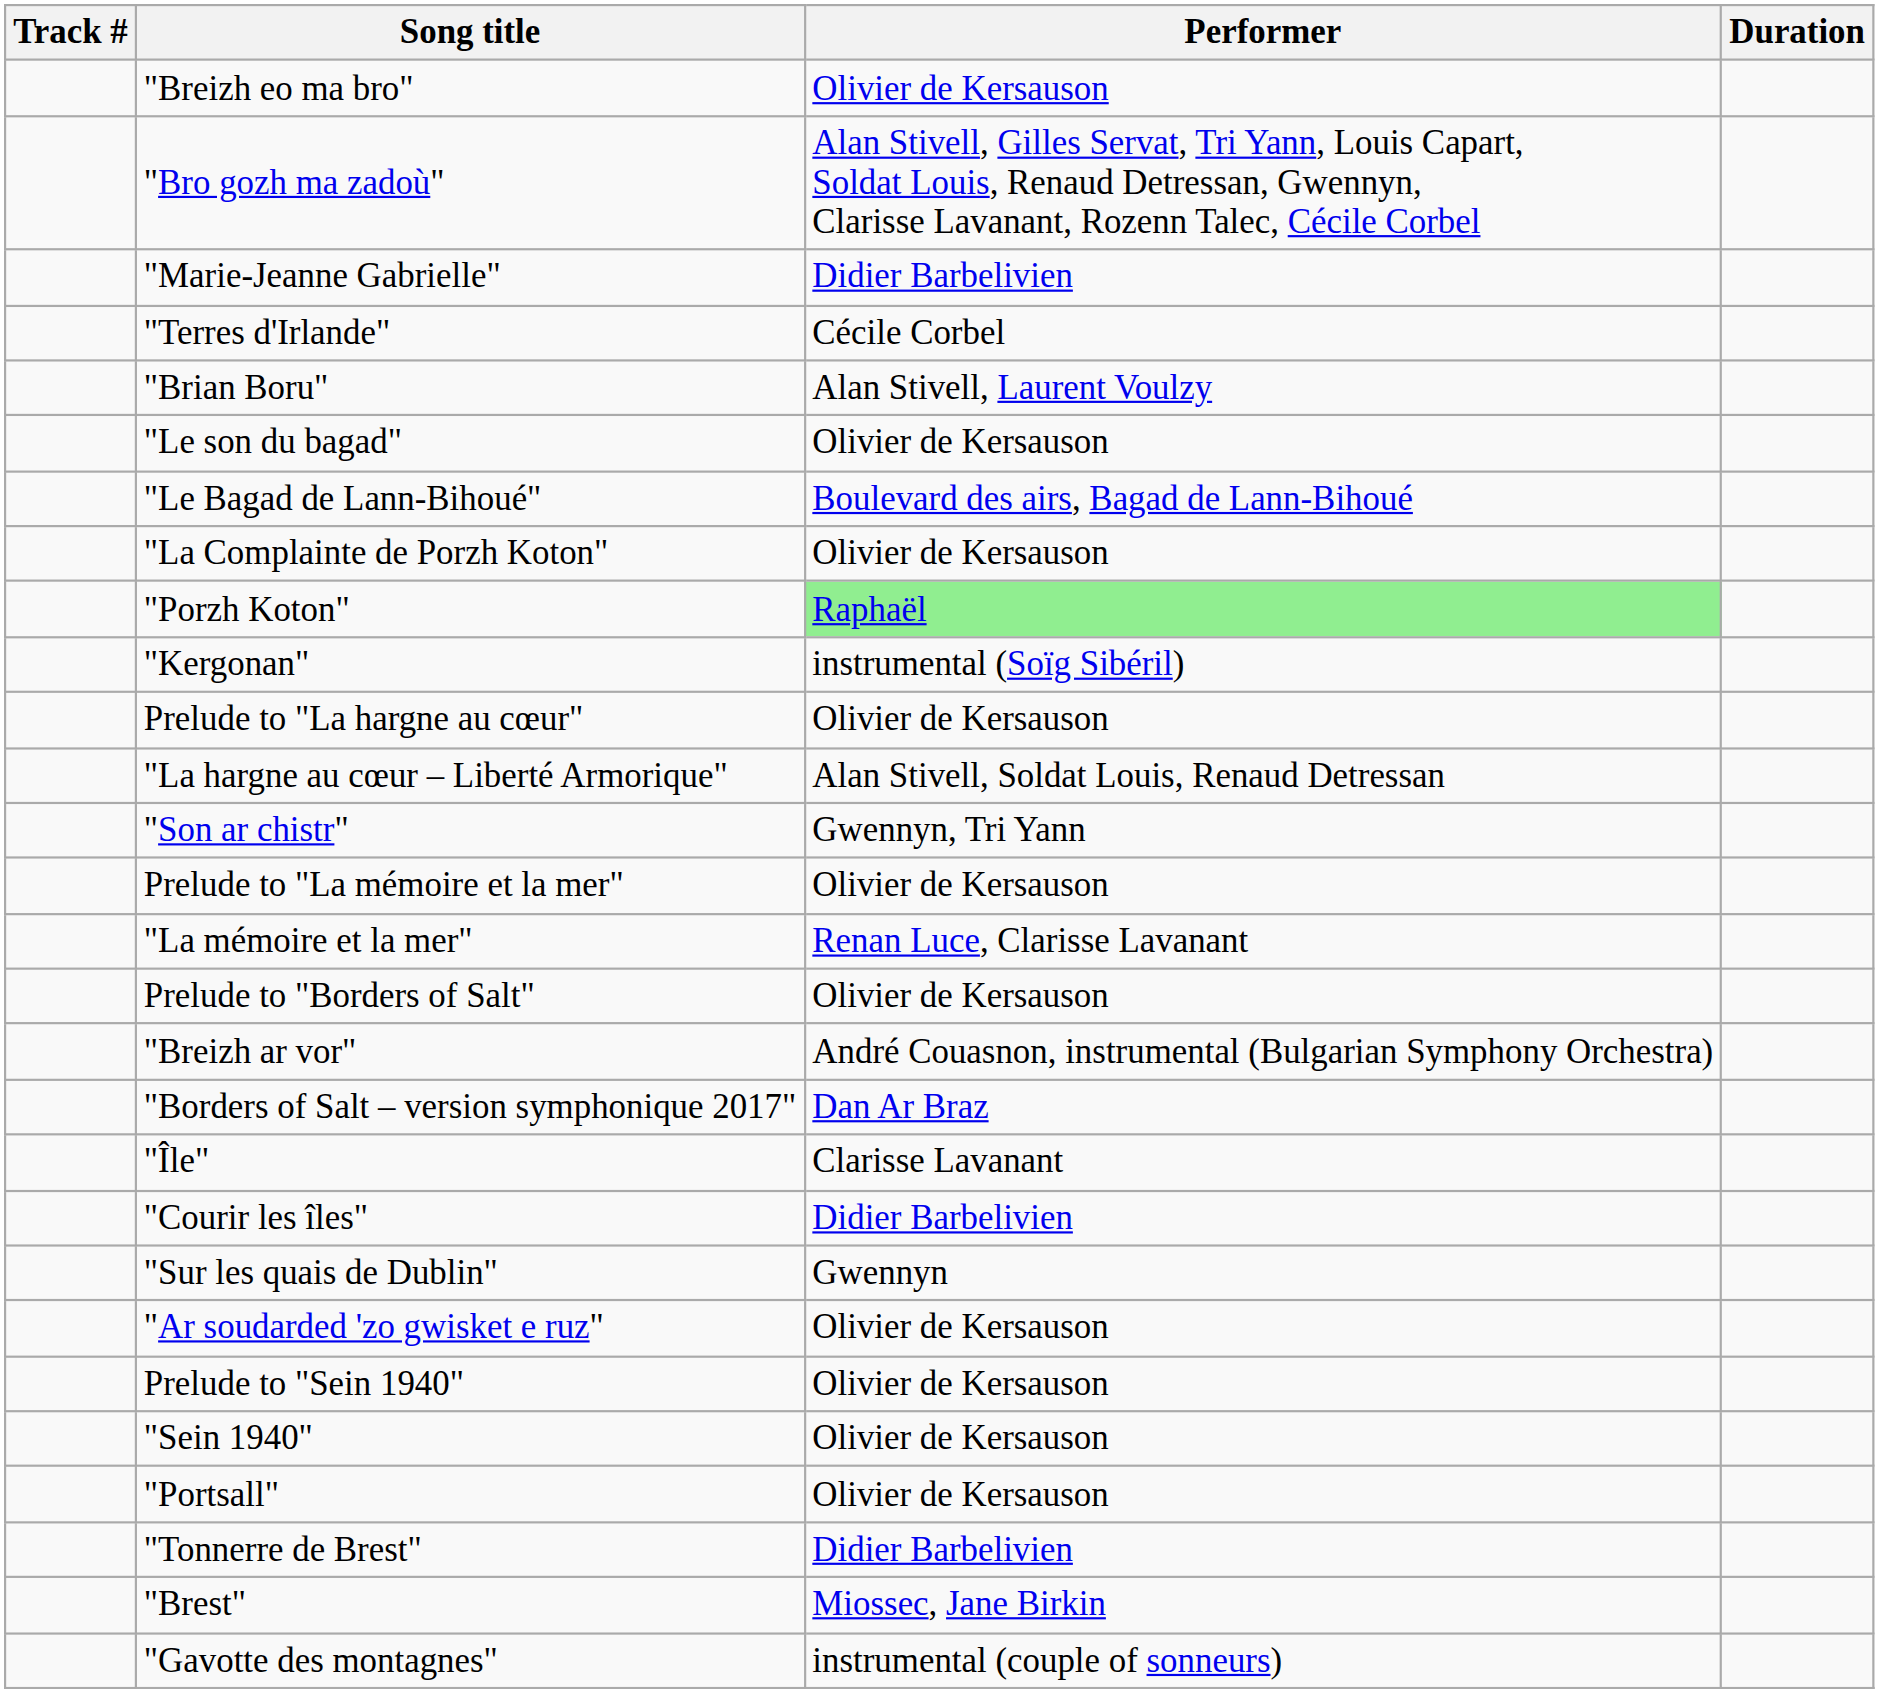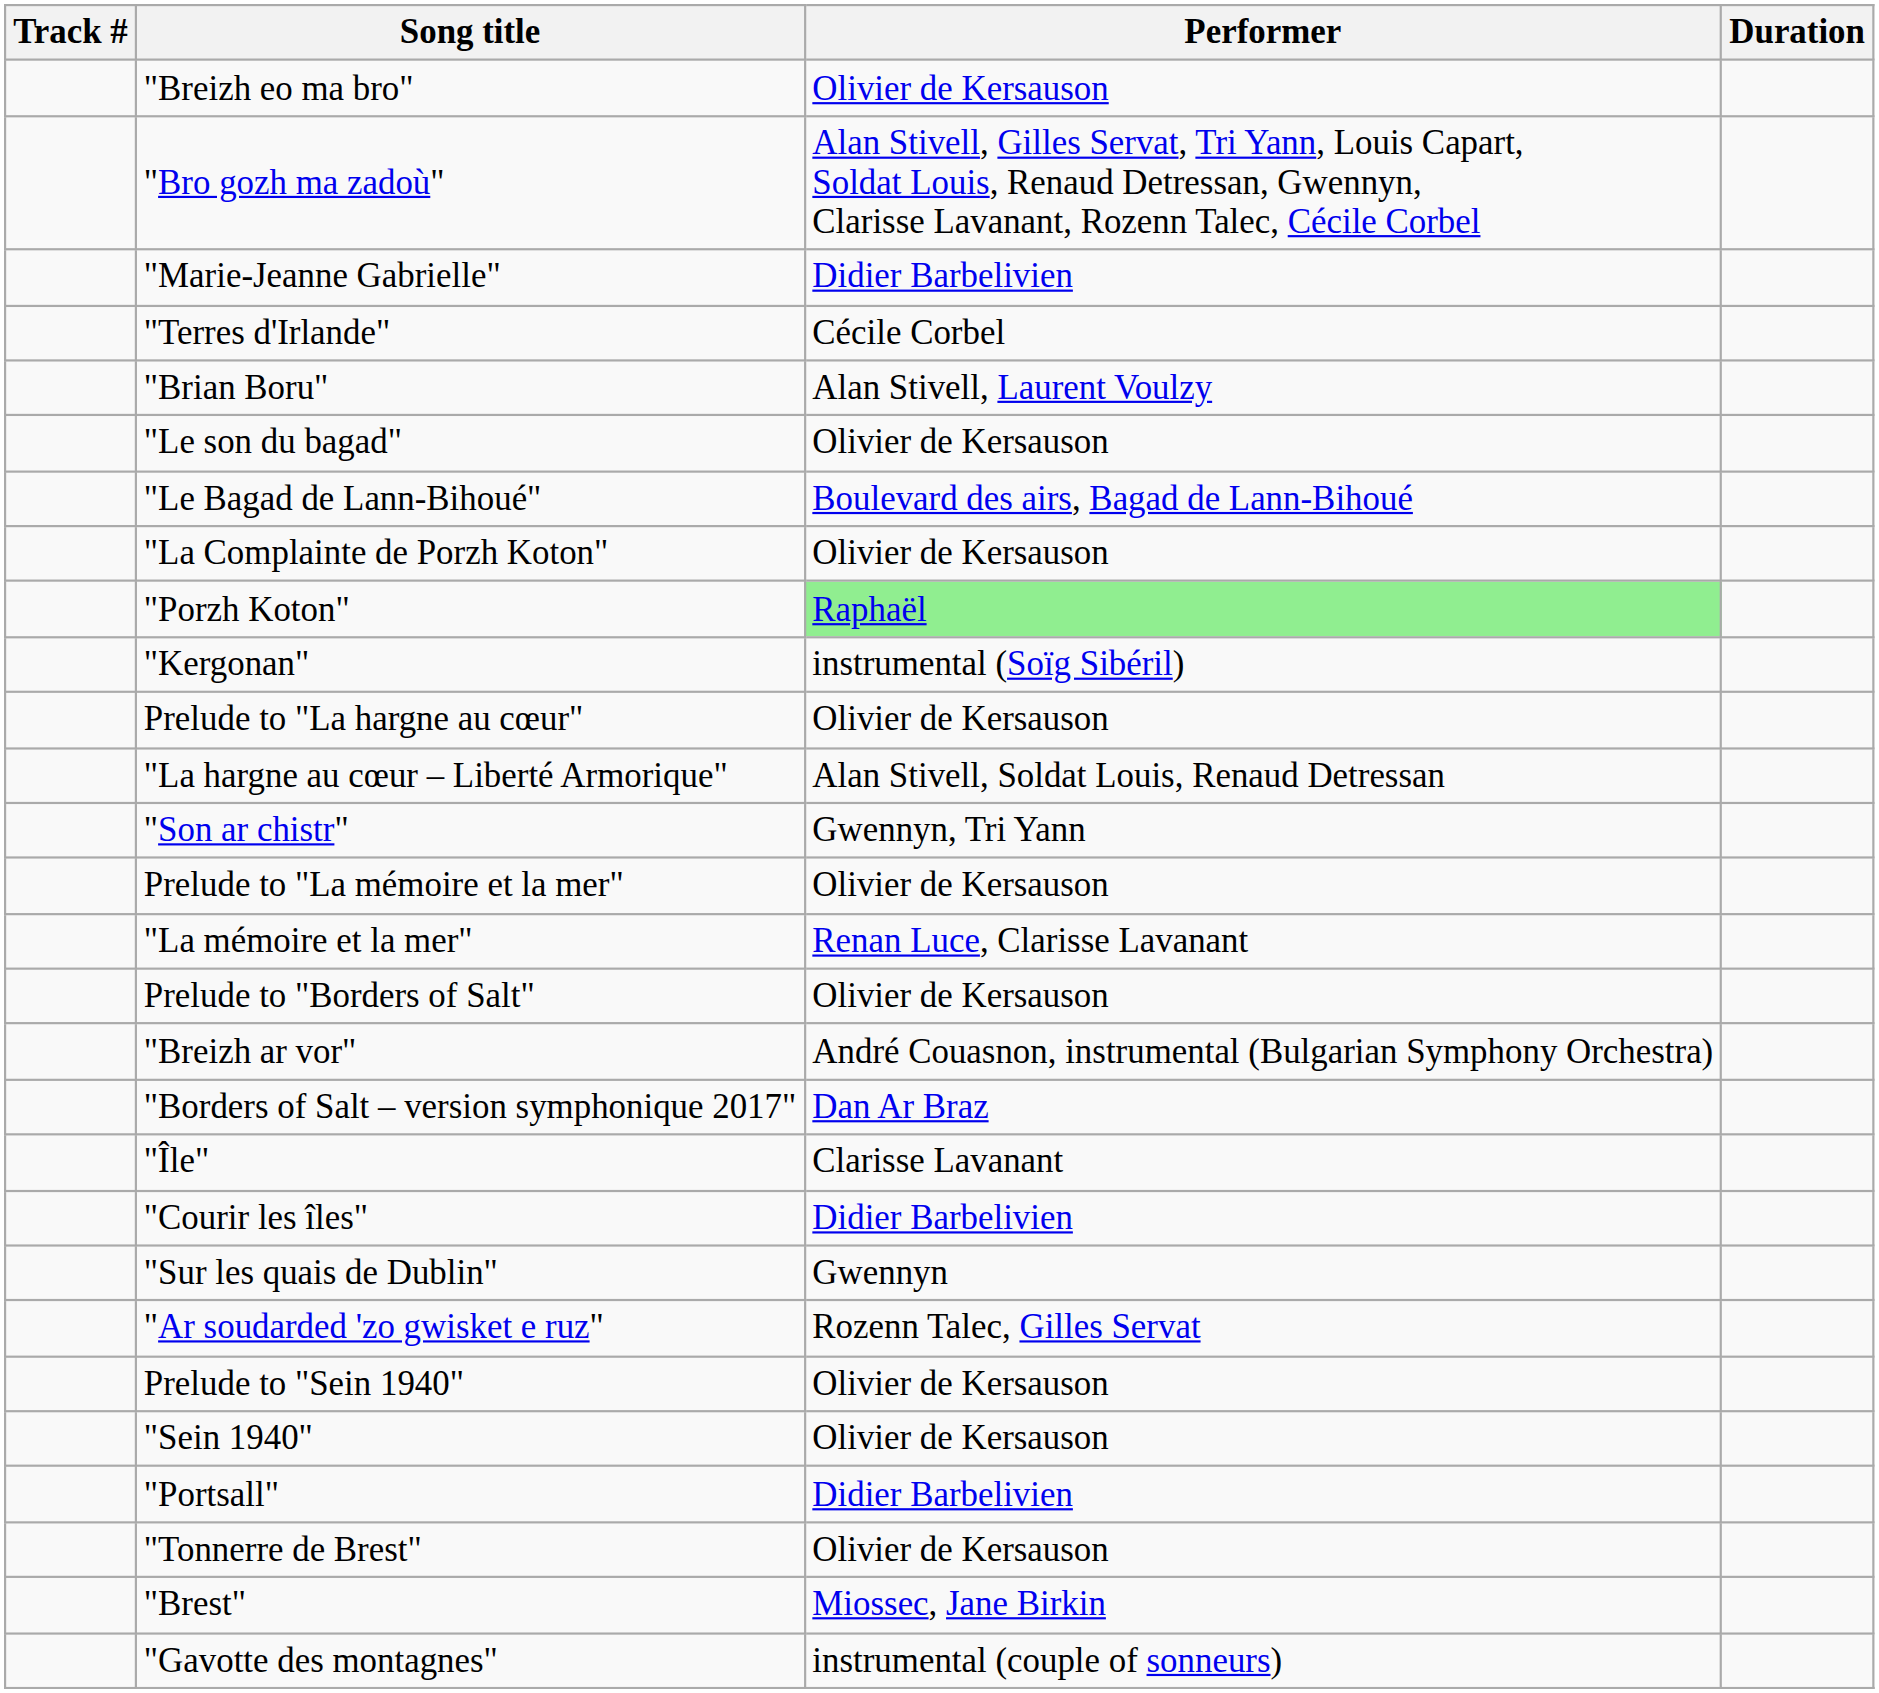(961, 1327) Olivier de Kersauson -> (1006, 1327) Rozenn Talec, Gilles Servat
(961, 1493) Olivier de Kersauson -> (943, 1493) Didier Barbelivien
(943, 1548) Didier Barbelivien -> (961, 1548) Olivier de Kersauson
